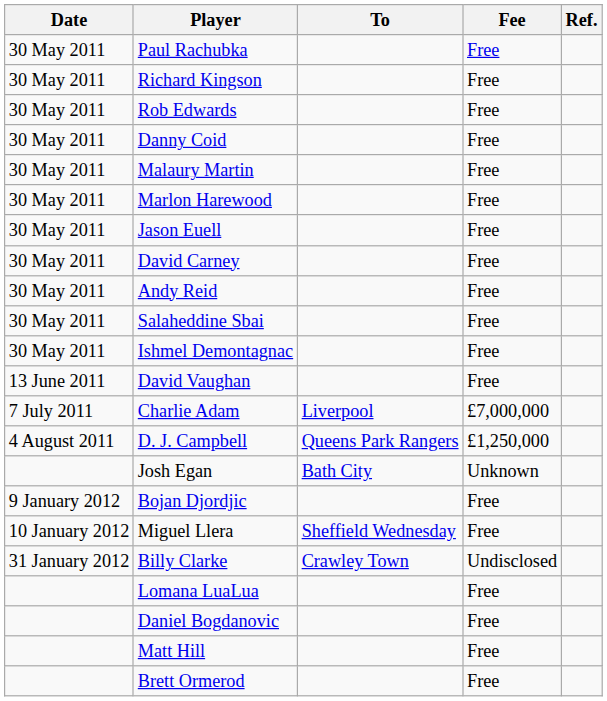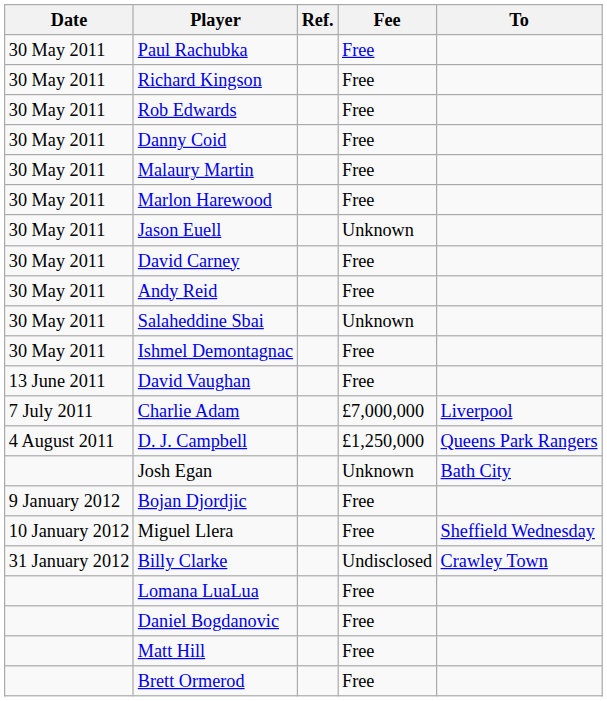columns swapped: (380, 19) <-> (582, 19)
(483, 230) Free -> (378, 230) Unknown
(483, 320) Free -> (378, 320) Unknown
